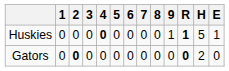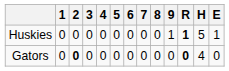(103, 35) bold -> (103, 35) normal
(201, 55) 2 -> (201, 55) 4
